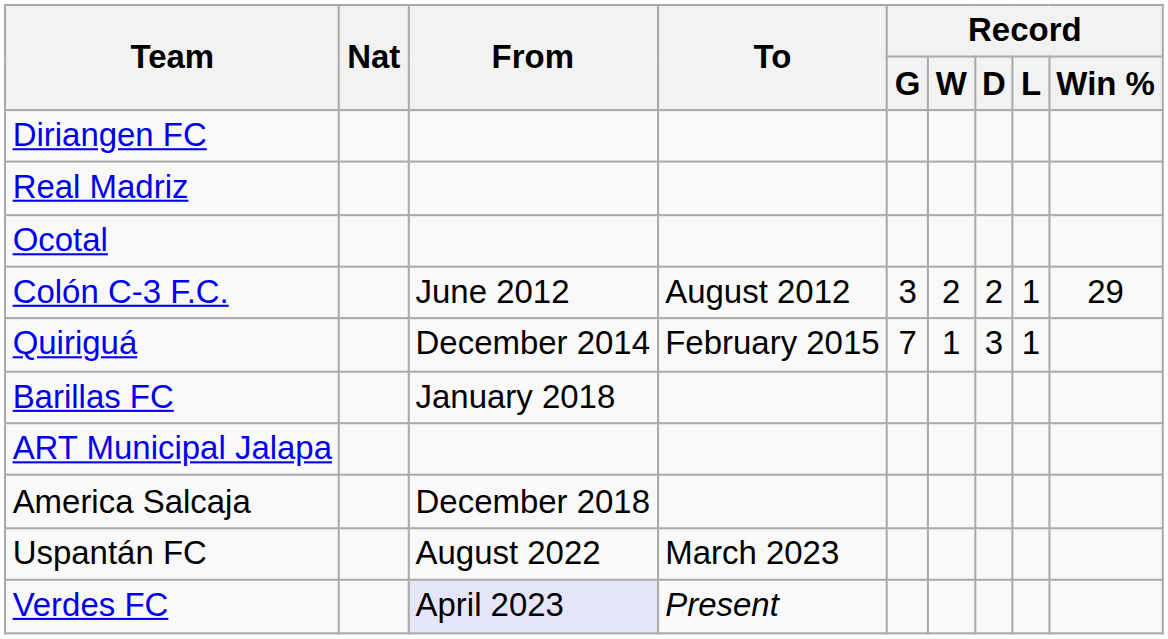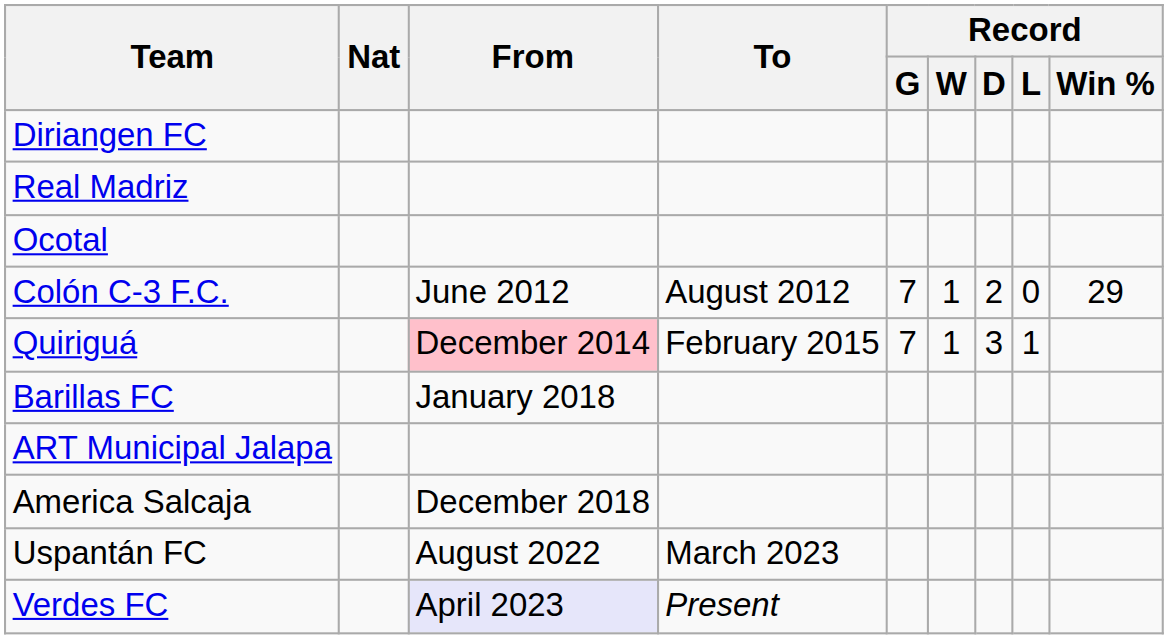(908, 291) 3 -> (908, 291) 7
(951, 291) 2 -> (951, 291) 1
(1031, 291) 1 -> (1031, 291) 0
(533, 344) no background -> (533, 344) pink background
